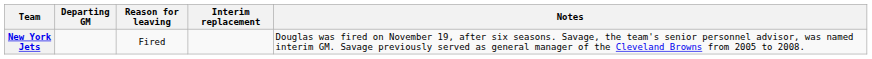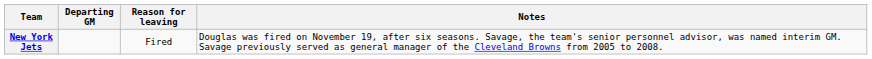- column: (231, 17)
